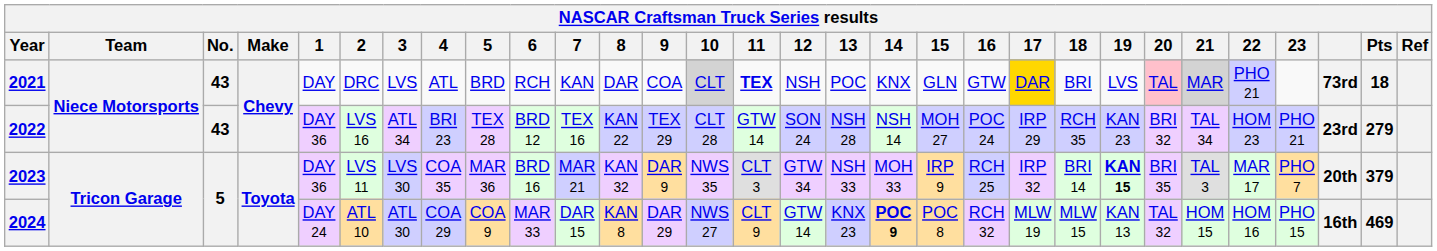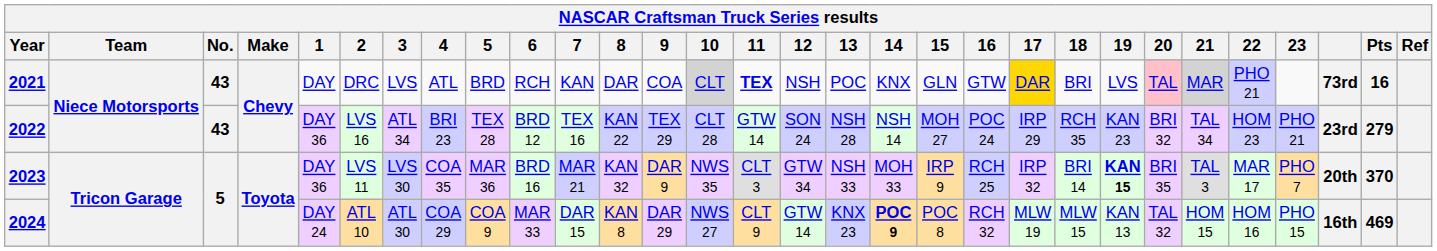(1380, 83) 18 -> (1380, 83) 16
(1380, 176) 379 -> (1380, 176) 370
